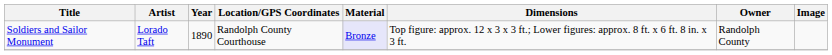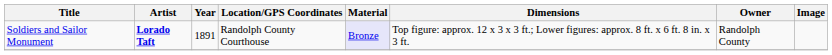(153, 35) normal -> (153, 35) bold
(202, 35) 1890 -> (205, 35) 1891
